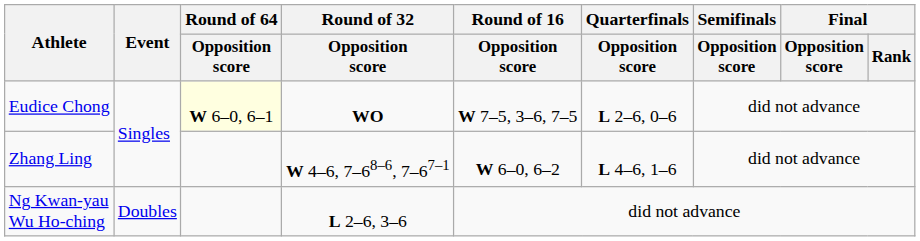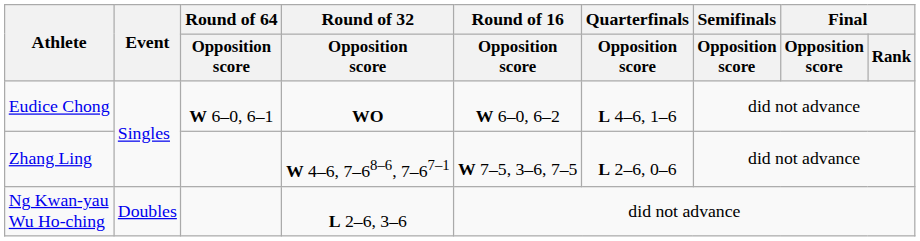(231, 116) lightyellow background -> (231, 116) no background
(518, 116) W 7–5, 3–6, 7–5 -> (518, 116) W 6–0, 6–2
(637, 116) L 2–6, 0–6 -> (637, 116) L 4–6, 1–6
(518, 169) W 6–0, 6–2 -> (518, 169) W 7–5, 3–6, 7–5
(637, 169) L 4–6, 1–6 -> (637, 169) L 2–6, 0–6
